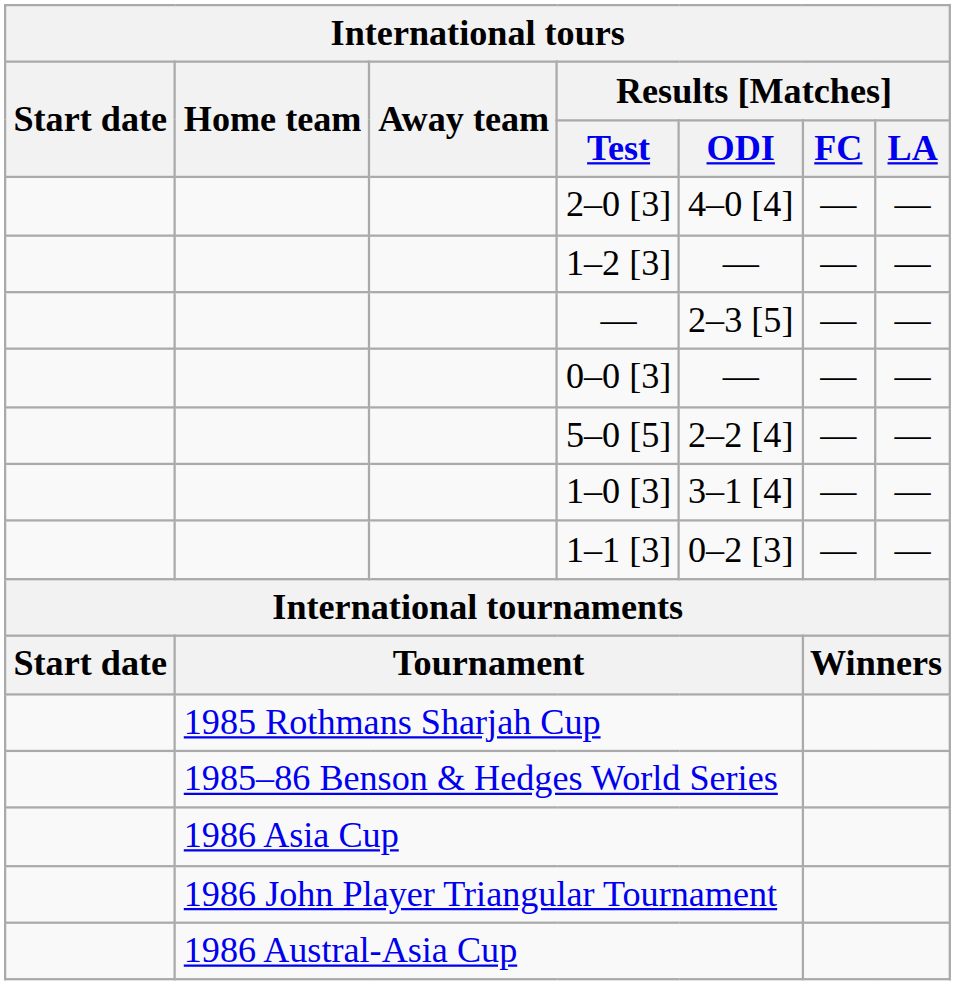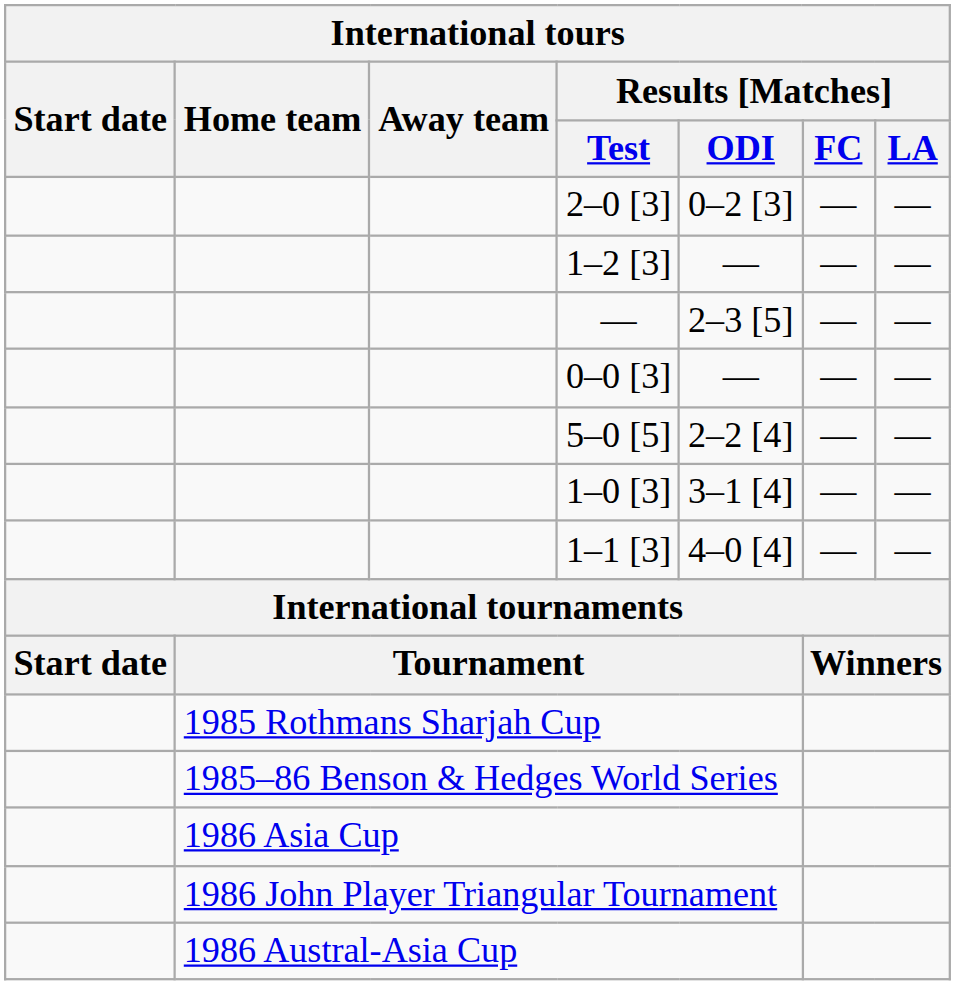(741, 205) 4–0 [4] -> (741, 205) 0–2 [3]
(741, 549) 0–2 [3] -> (741, 549) 4–0 [4]
